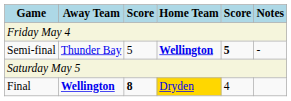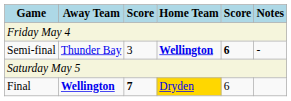(130, 50) 5 -> (130, 50) 3
(227, 50) 5 -> (227, 50) 6
(130, 86) 8 -> (130, 86) 7
(227, 86) 4 -> (227, 86) 6
